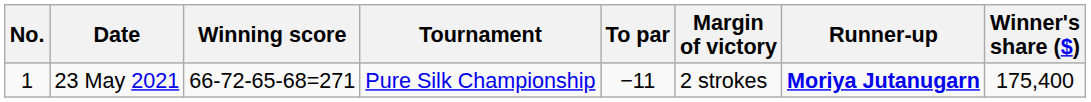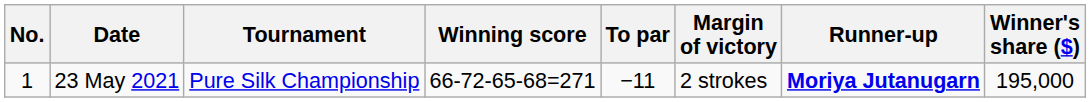columns swapped: (480, 34) <-> (272, 34)
(1035, 80) 175,400 -> (1035, 80) 195,000
